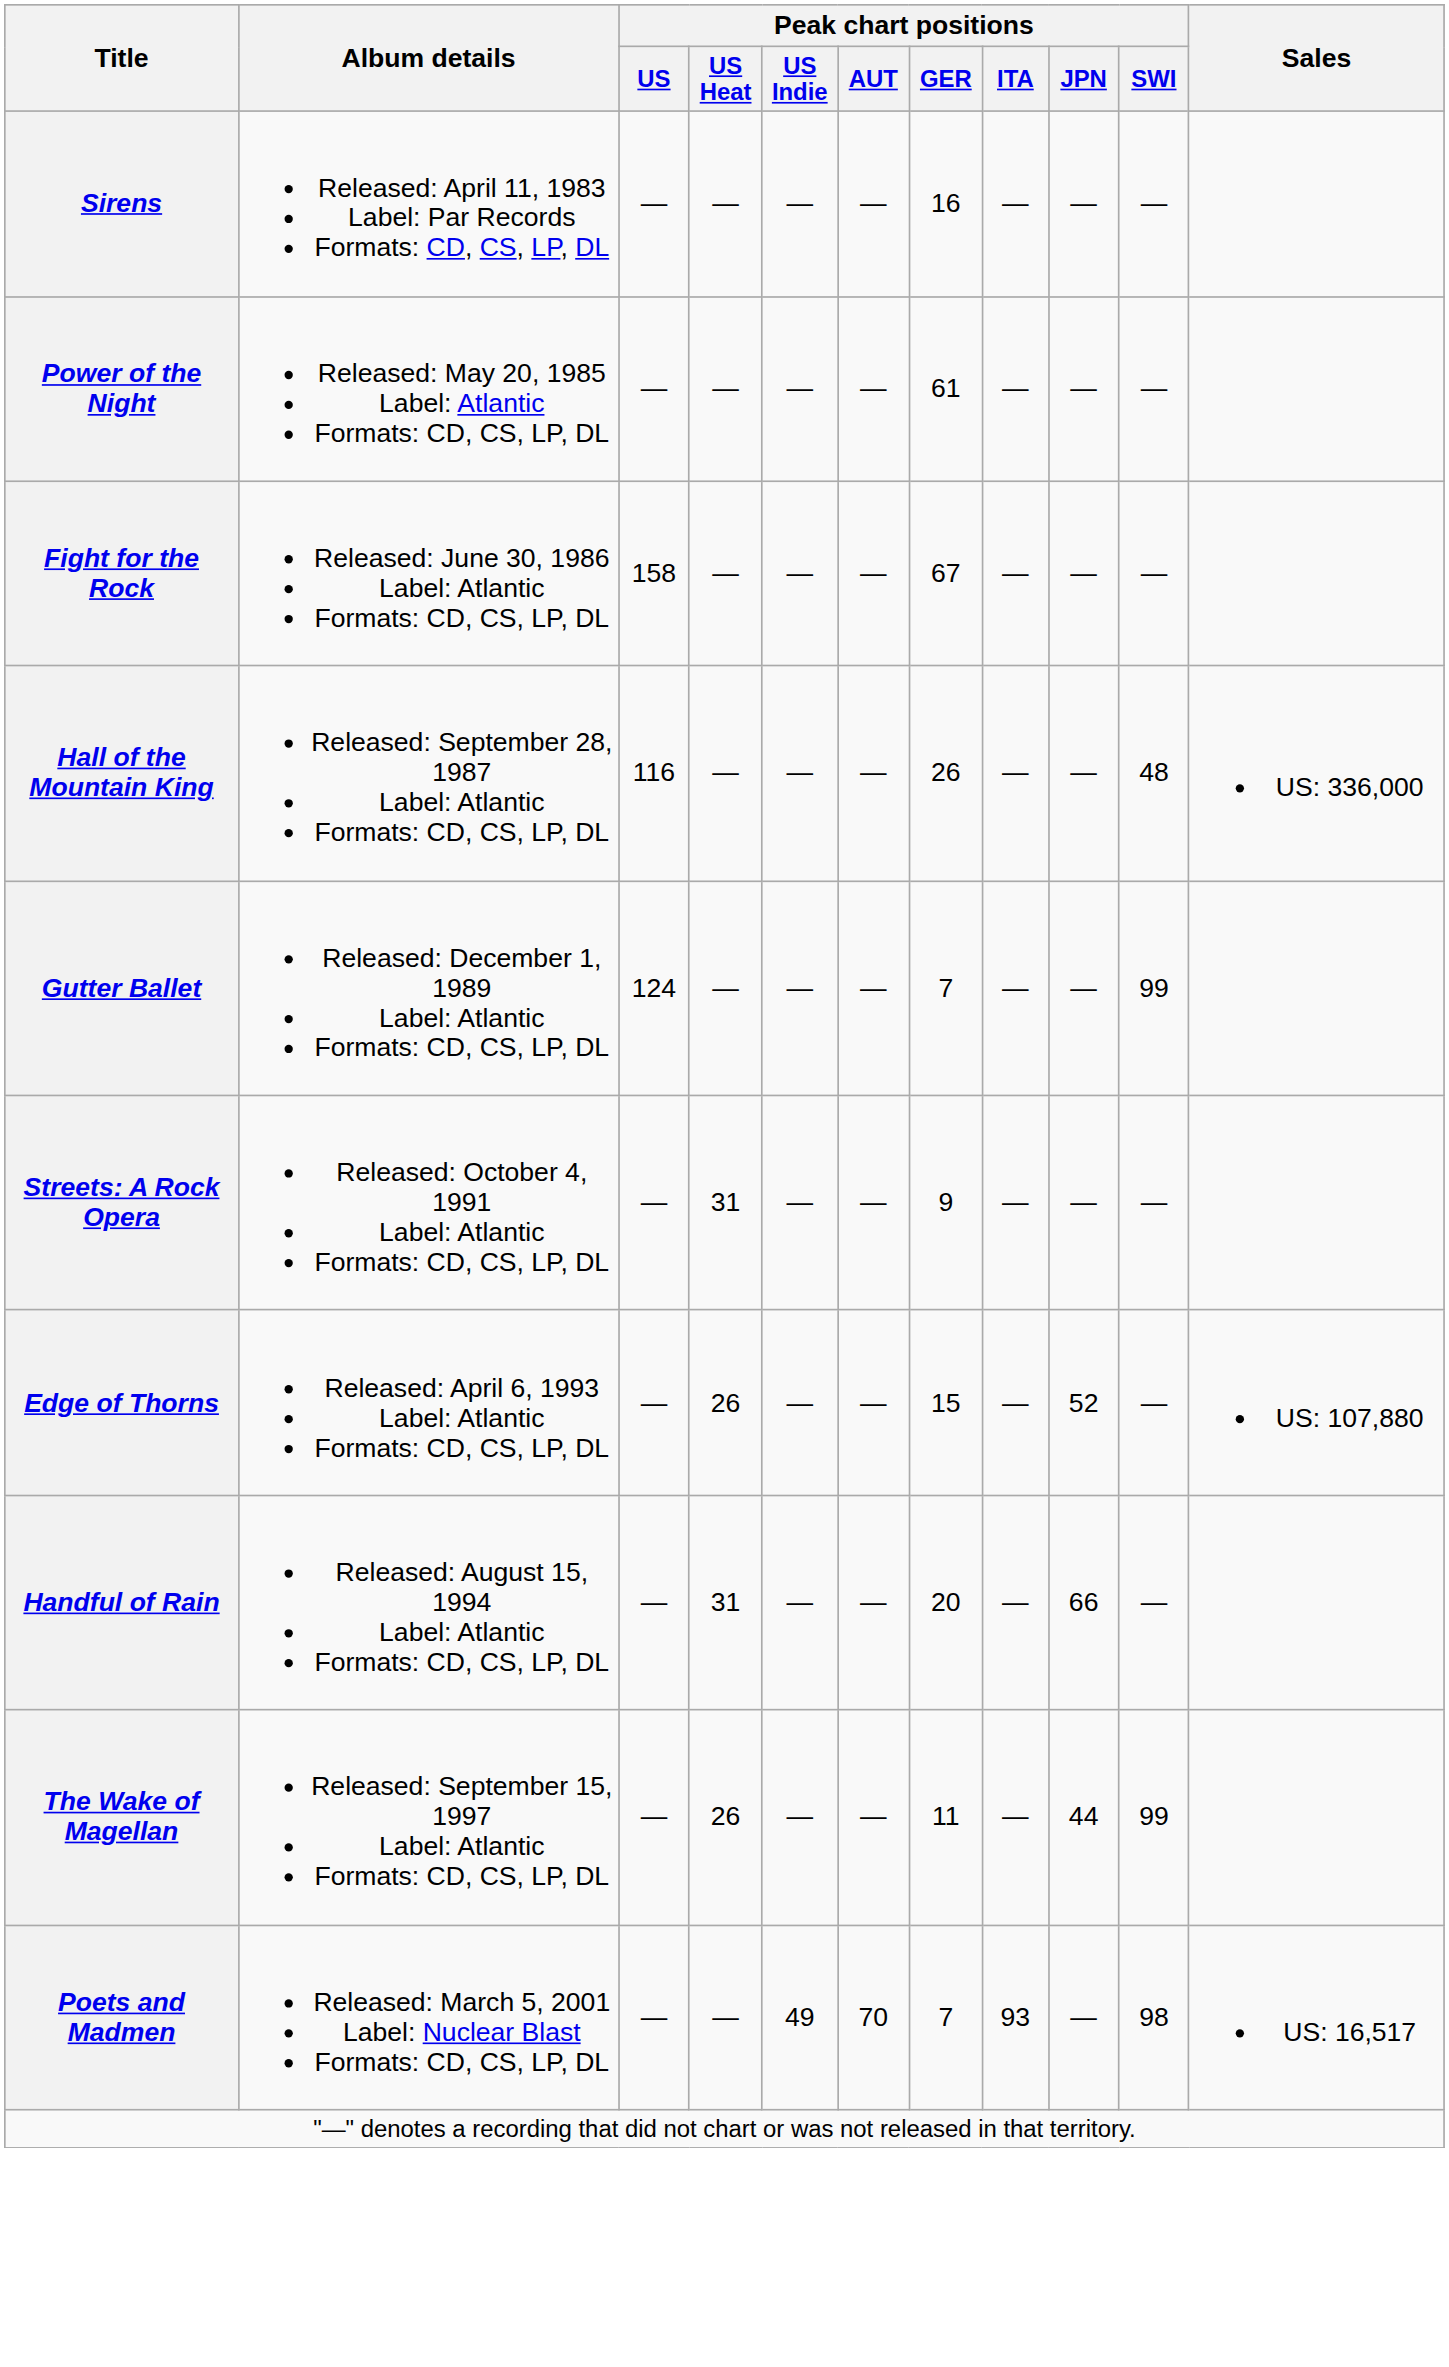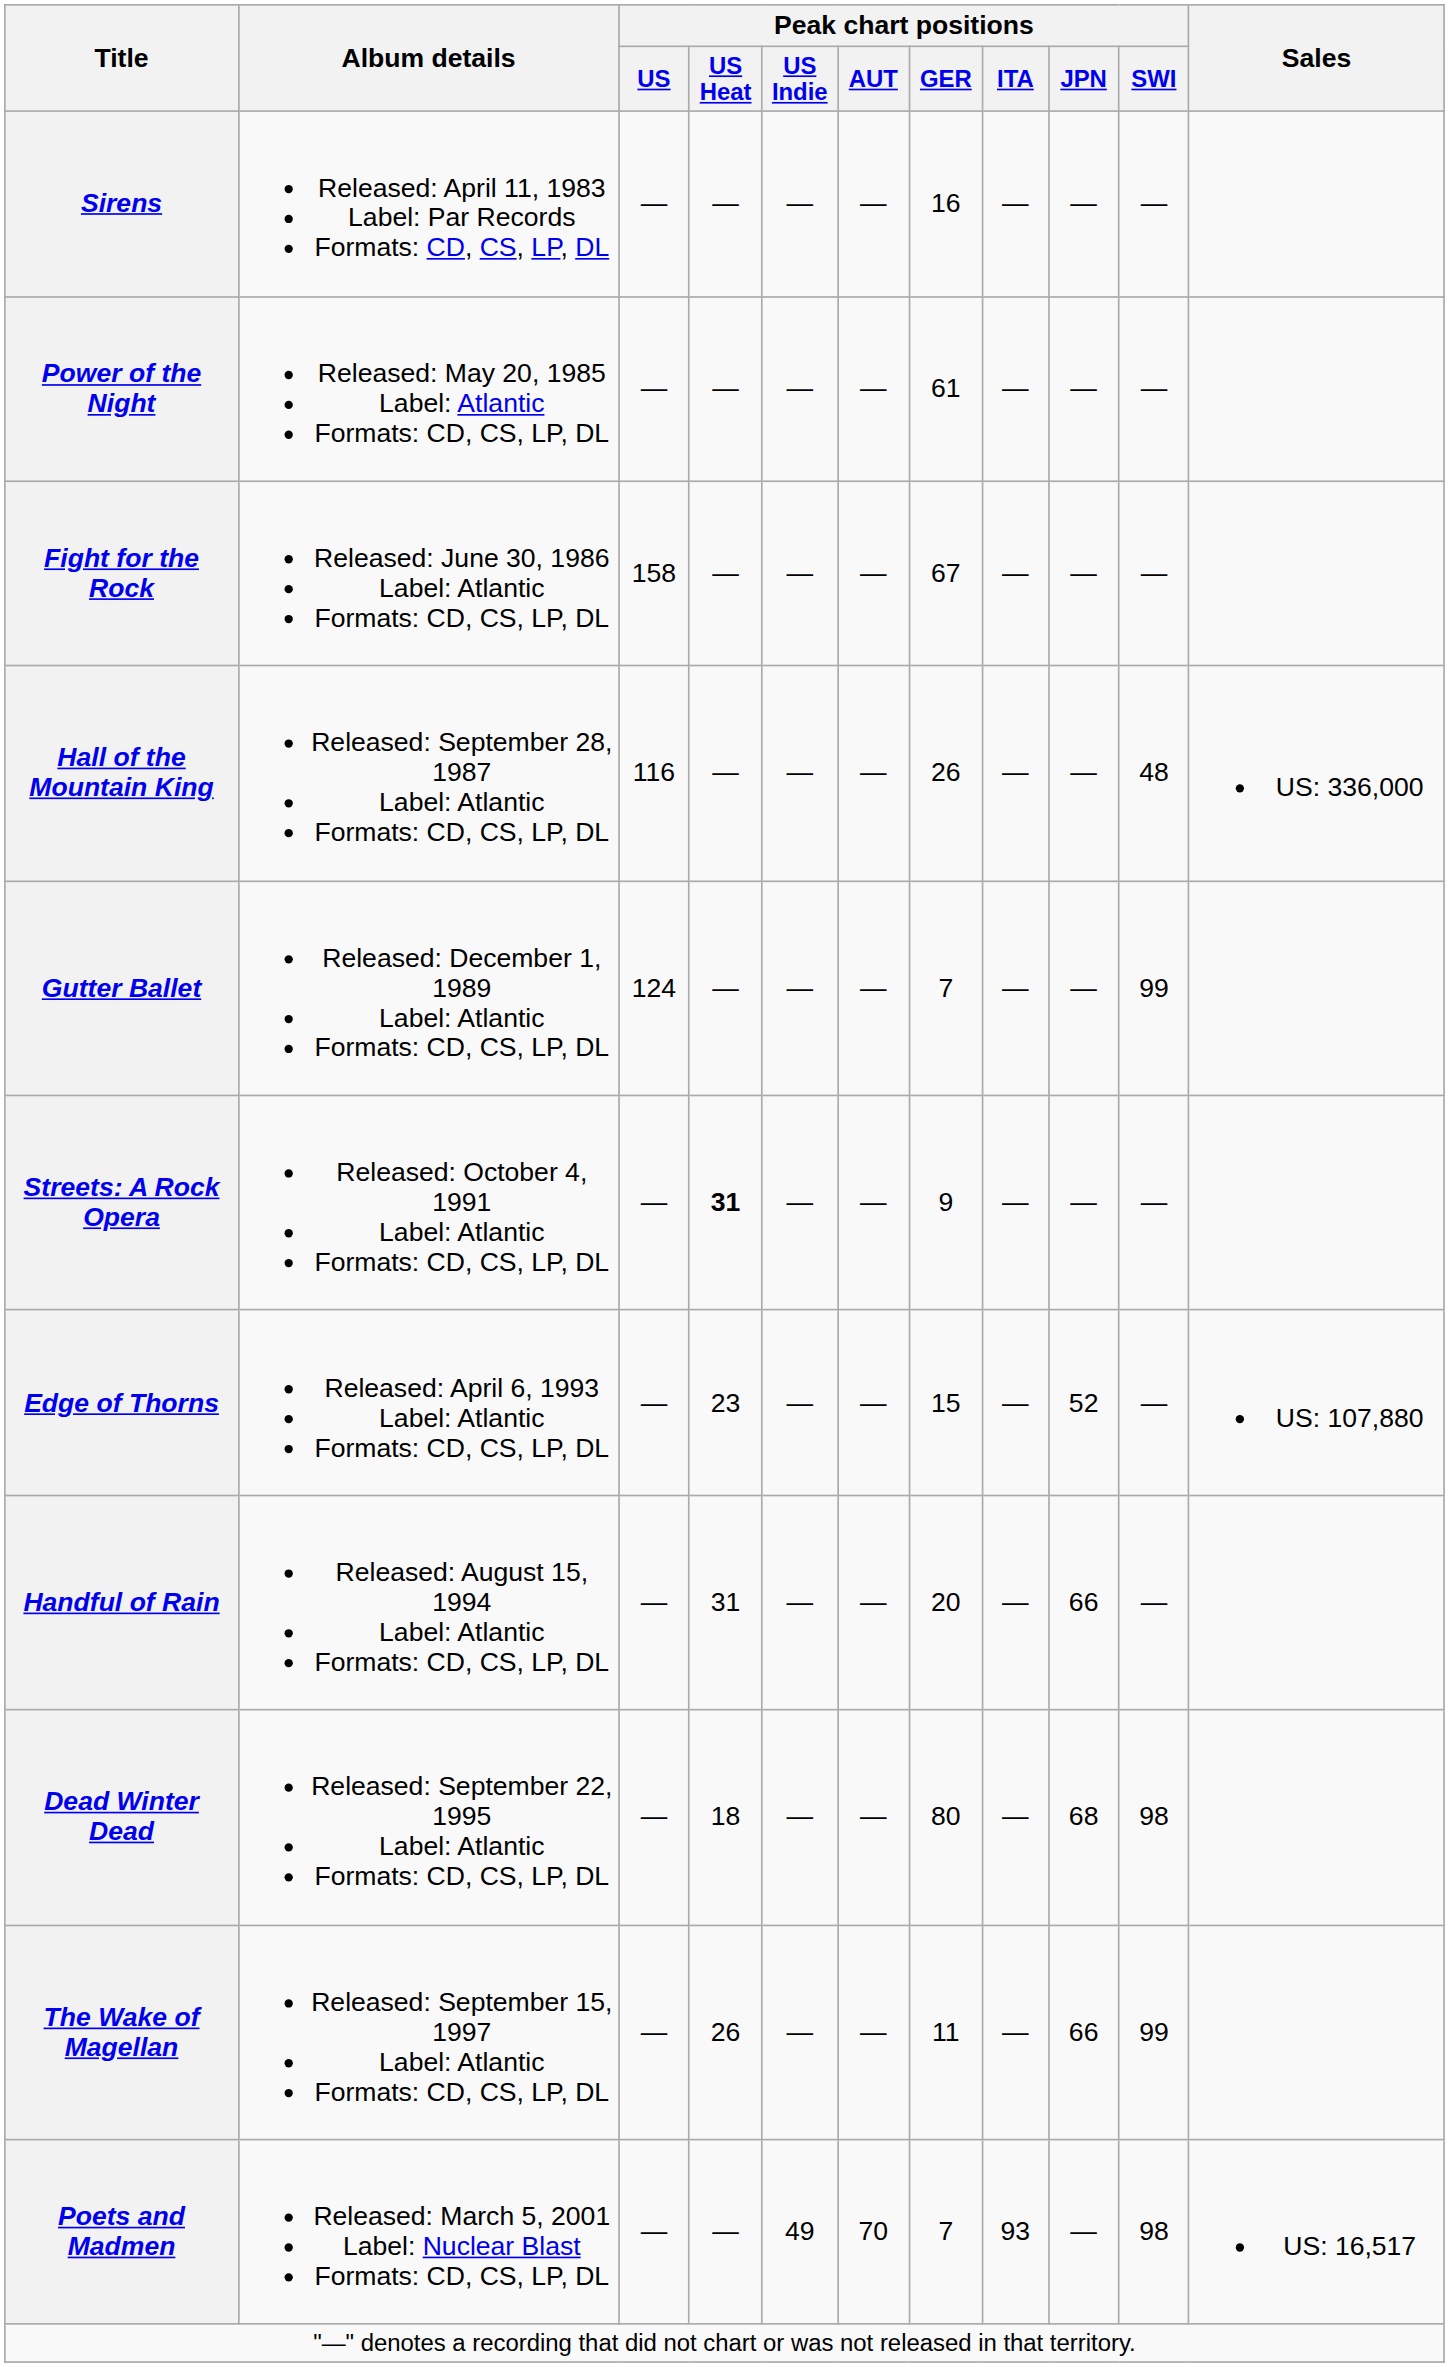(726, 1202) normal -> (726, 1202) bold
(726, 1402) 26 -> (726, 1402) 23
+ row: (122, 1816)
(1084, 1816) 44 -> (1084, 2031) 66
